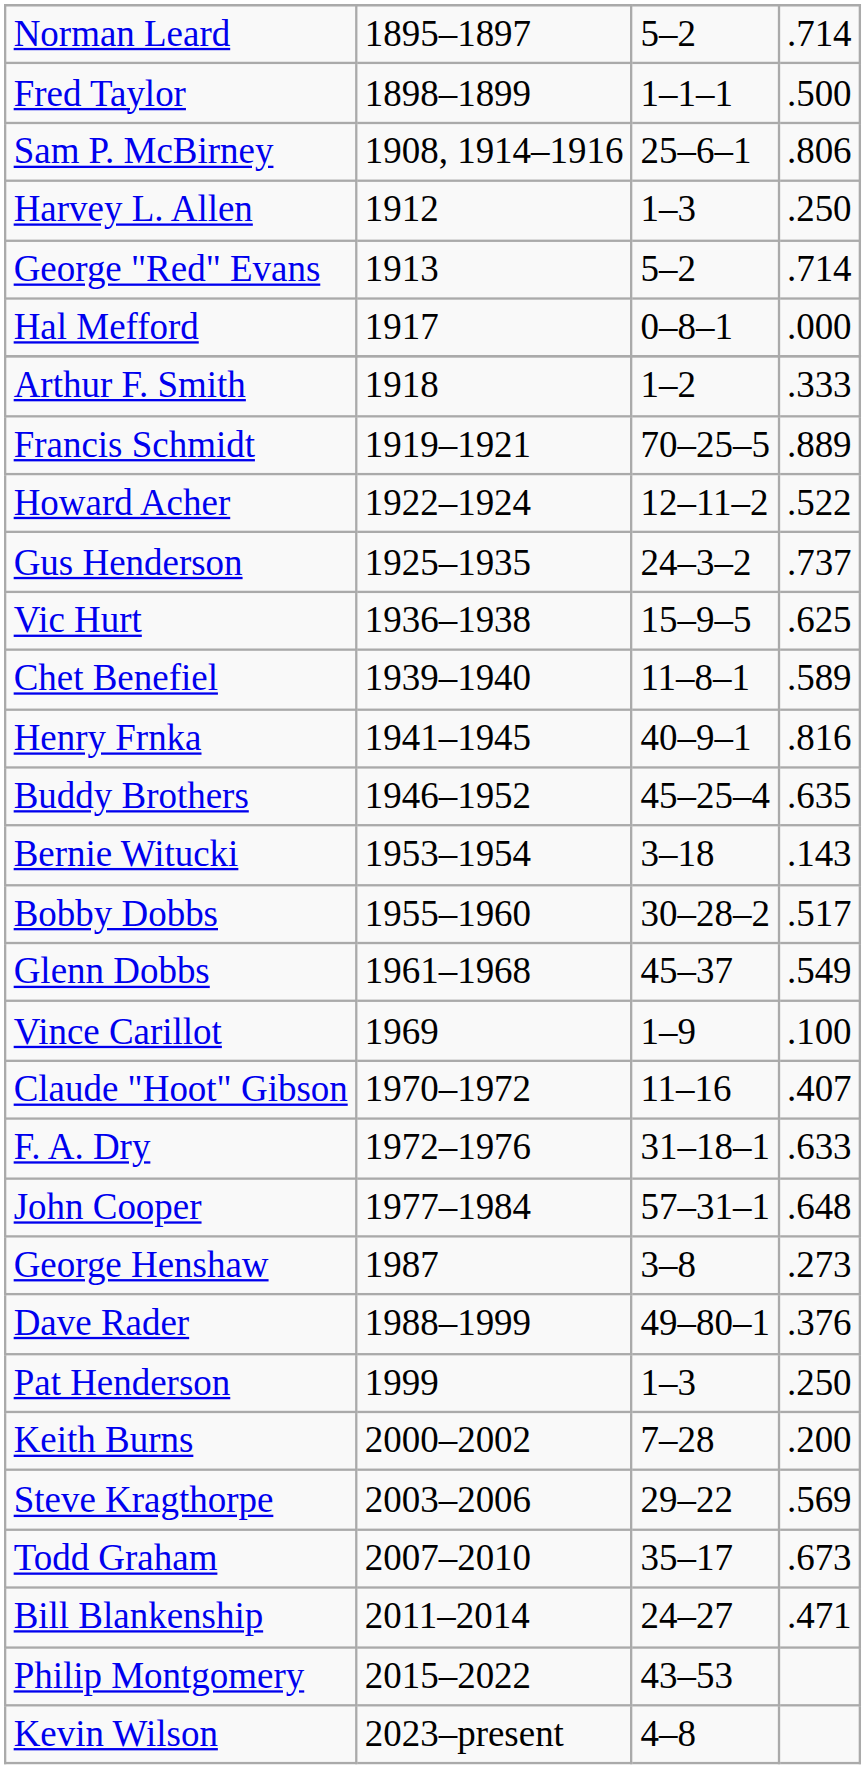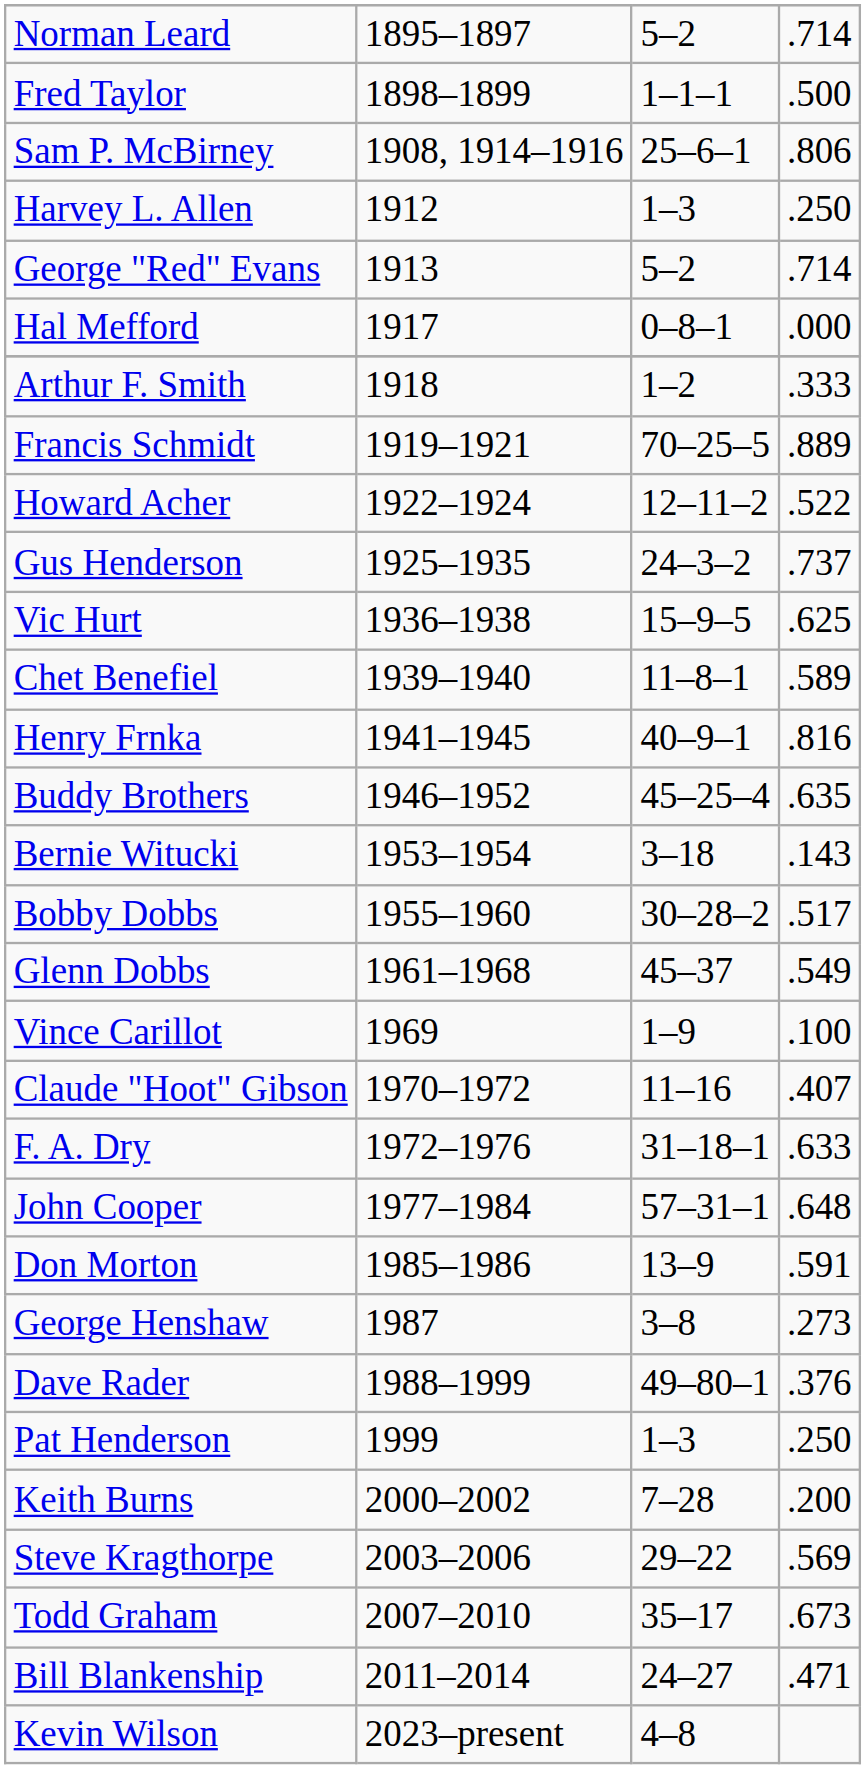+ row: (106, 1264)
- row: (159, 1675)
